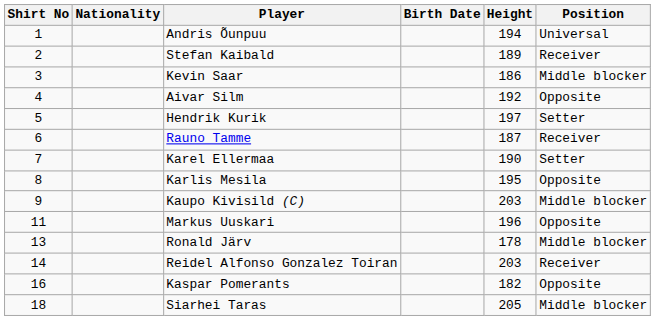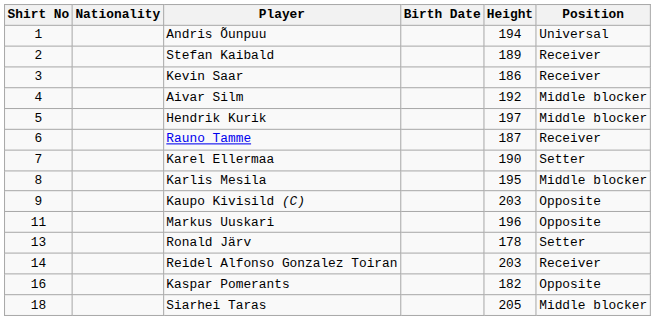(593, 77) Middle blocker -> (570, 77) Receiver
(570, 98) Opposite -> (593, 98) Middle blocker
(562, 119) Setter -> (593, 119) Middle blocker
(570, 181) Opposite -> (593, 181) Middle blocker
(593, 202) Middle blocker -> (570, 202) Opposite
(593, 243) Middle blocker -> (562, 243) Setter
